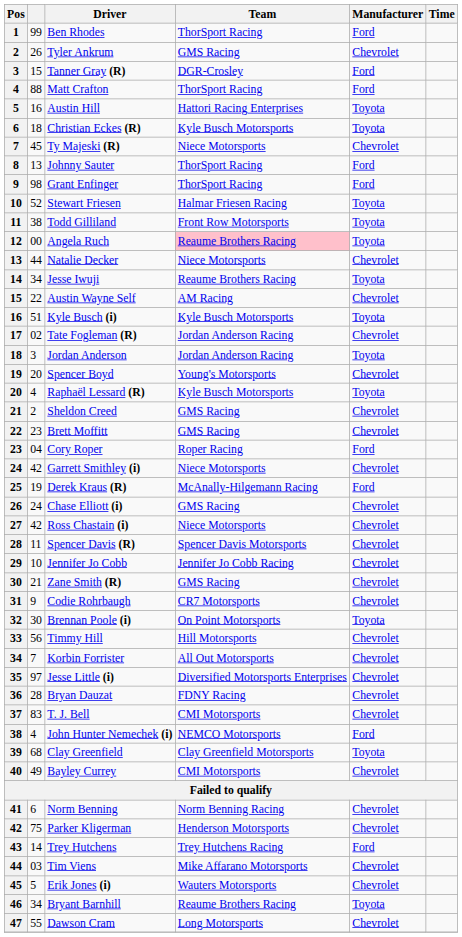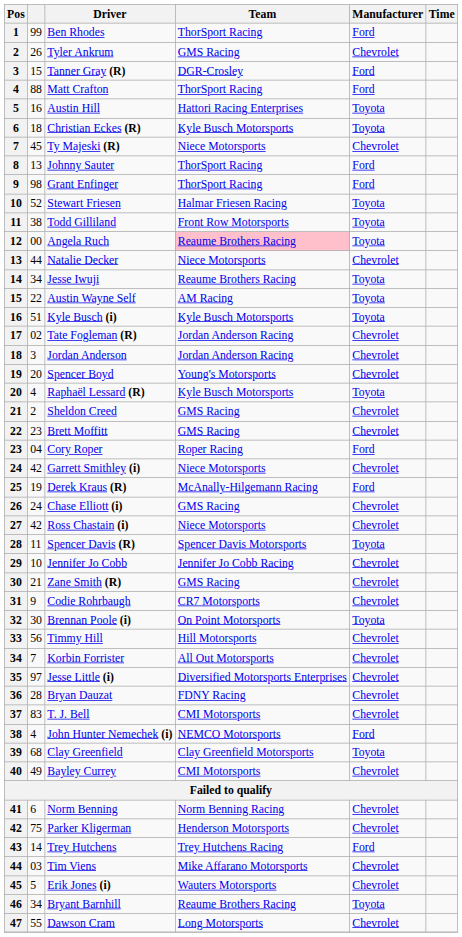(376, 297) Chevrolet -> (369, 297) Toyota
(369, 354) Toyota -> (376, 354) Chevrolet
(376, 543) Chevrolet -> (369, 543) Toyota
